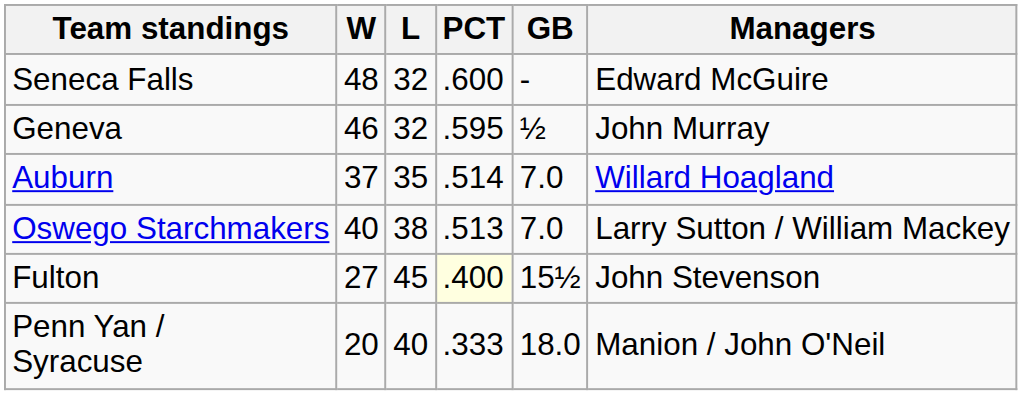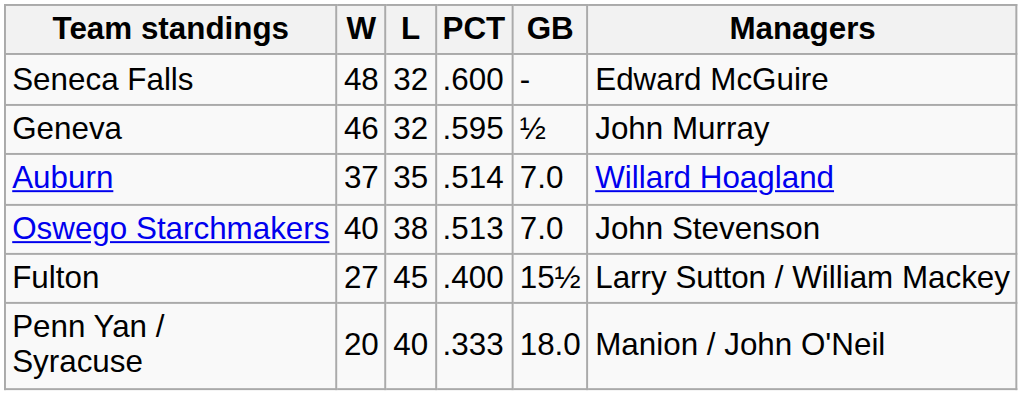(803, 228) Larry Sutton / William Mackey -> (708, 228) John Stevenson
(473, 278) lightyellow background -> (473, 278) no background
(708, 278) John Stevenson -> (803, 278) Larry Sutton / William Mackey
